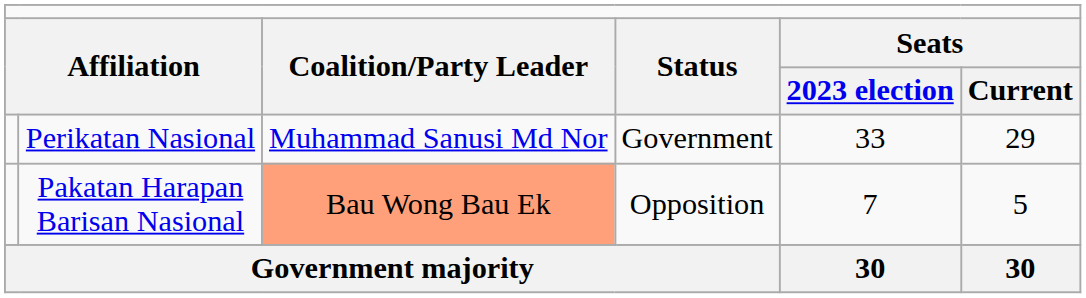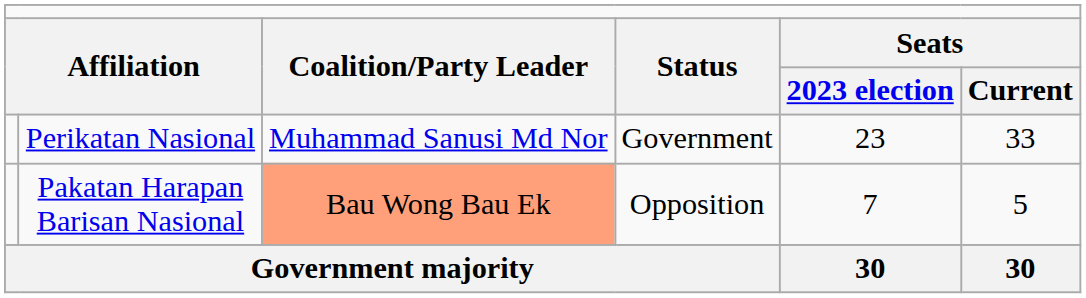(870, 138) 33 -> (870, 138) 23
(1020, 138) 29 -> (1020, 138) 33
